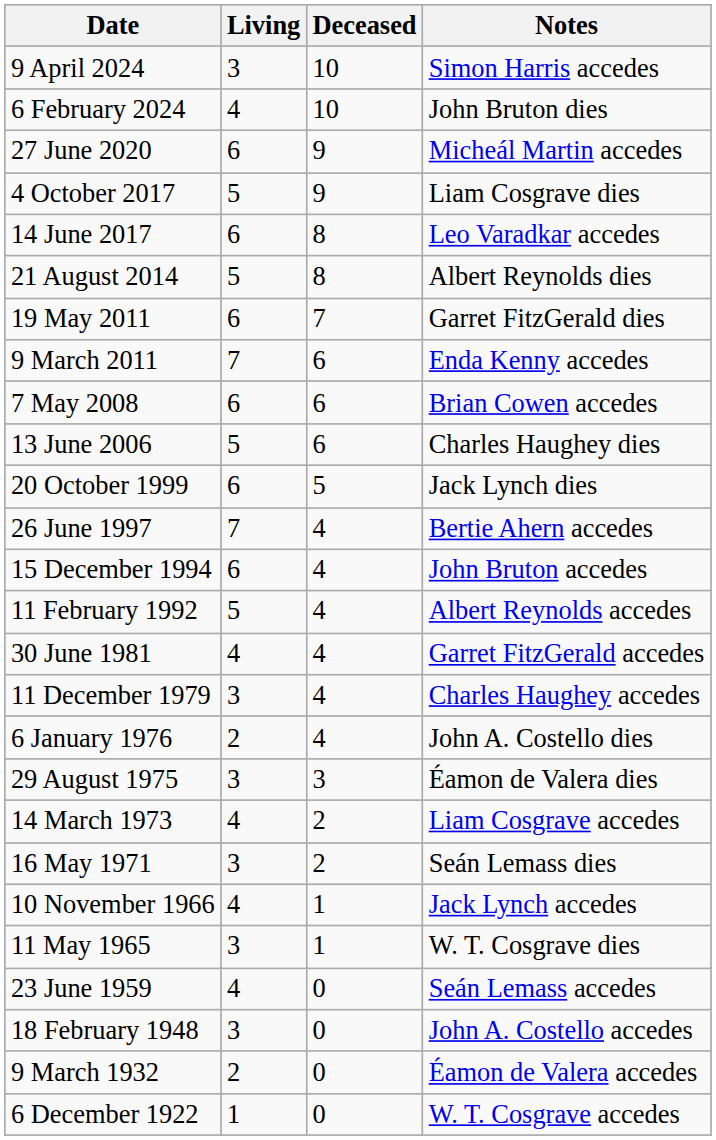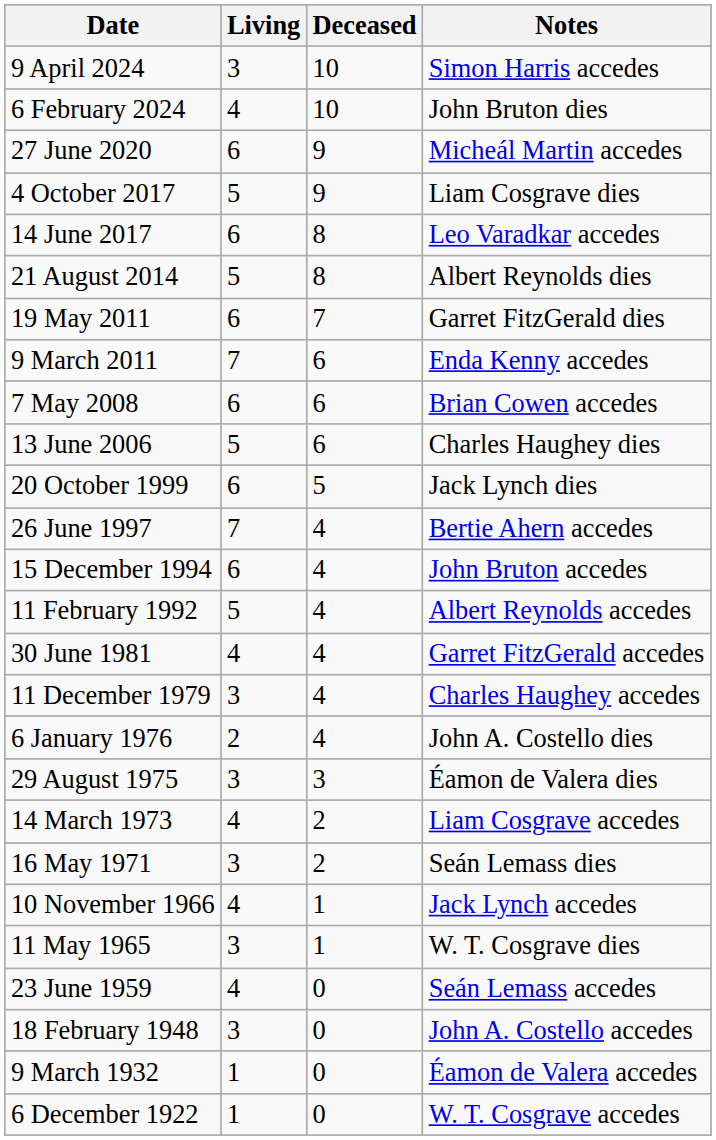(234, 1072) 2 -> (234, 1072) 1
